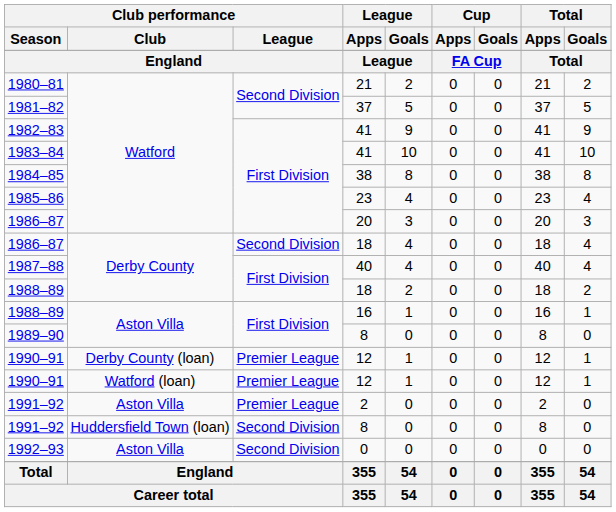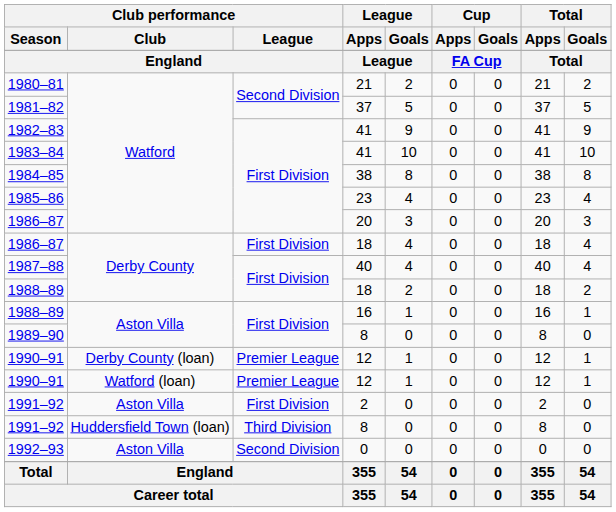(288, 244) Second Division -> (288, 244) First Division
(288, 404) Premier League -> (288, 404) First Division
(288, 426) Second Division -> (288, 426) Third Division
